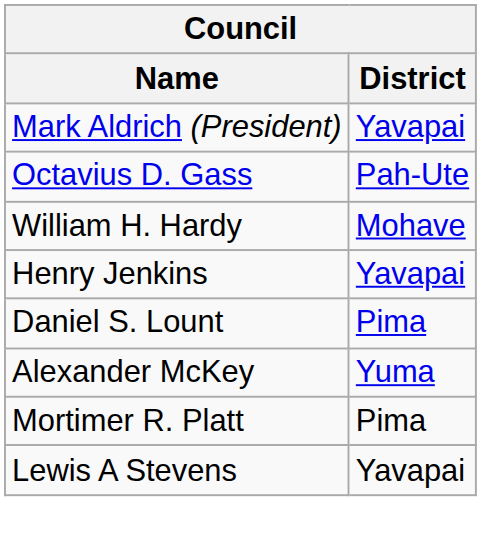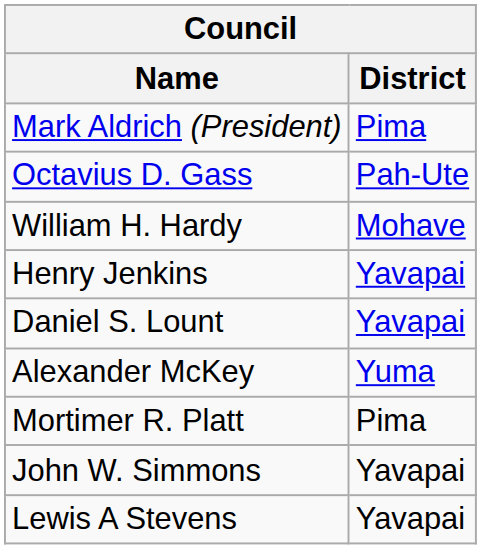(410, 126) Yavapai -> (391, 126) Pima
(391, 322) Pima -> (410, 322) Yavapai
+ row: (137, 469)
